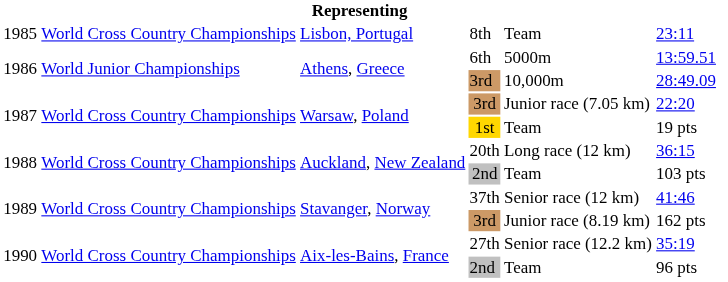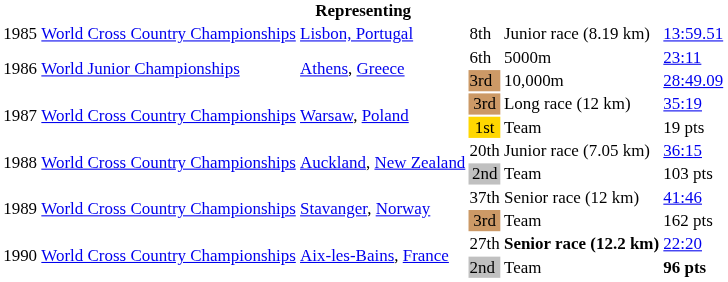(523, 34) Team -> (577, 34) Junior race (8.19 km)
(675, 34) 23:11 -> (693, 34) 13:59.51
(686, 57) 13:59.51 -> (682, 57) 23:11
(577, 103) Junior race (7.05 km) -> (567, 103) Long race (12 km)
(675, 103) 22:20 -> (683, 103) 35:19
(567, 150) Long race (12 km) -> (577, 150) Junior race (7.05 km)
(577, 220) Junior race (8.19 km) -> (523, 220) Team
(578, 243) normal -> (582, 243) bold
(675, 243) 35:19 -> (683, 243) 22:20
(677, 267) normal -> (685, 267) bold
